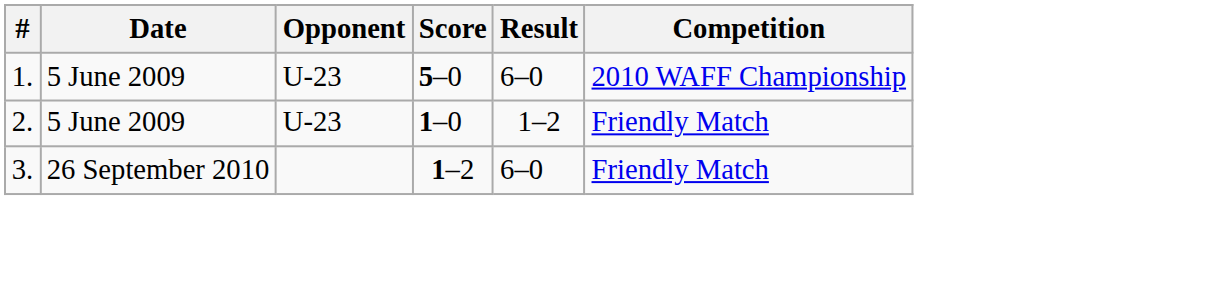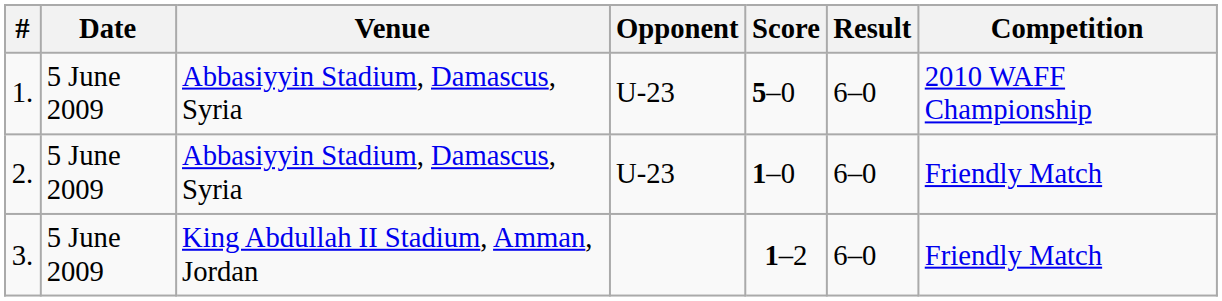+ column: (392, 28)
(539, 123) 1–2 -> (855, 173) 6–0
(158, 170) 26 September 2010 -> (84, 254) 5 June 2009
